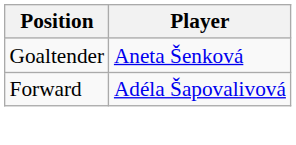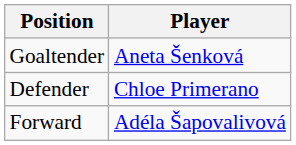+ row: (49, 88)
